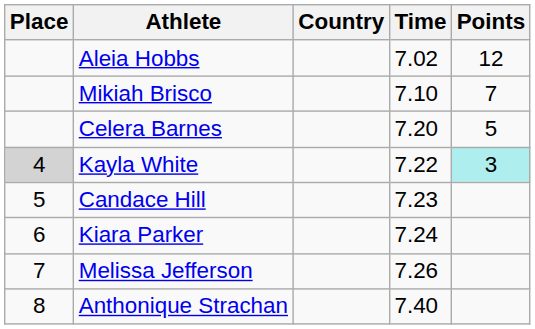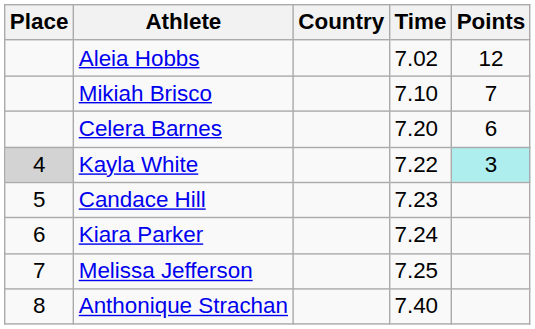(491, 128) 5 -> (491, 128) 6
(416, 270) 7.26 -> (416, 270) 7.25
